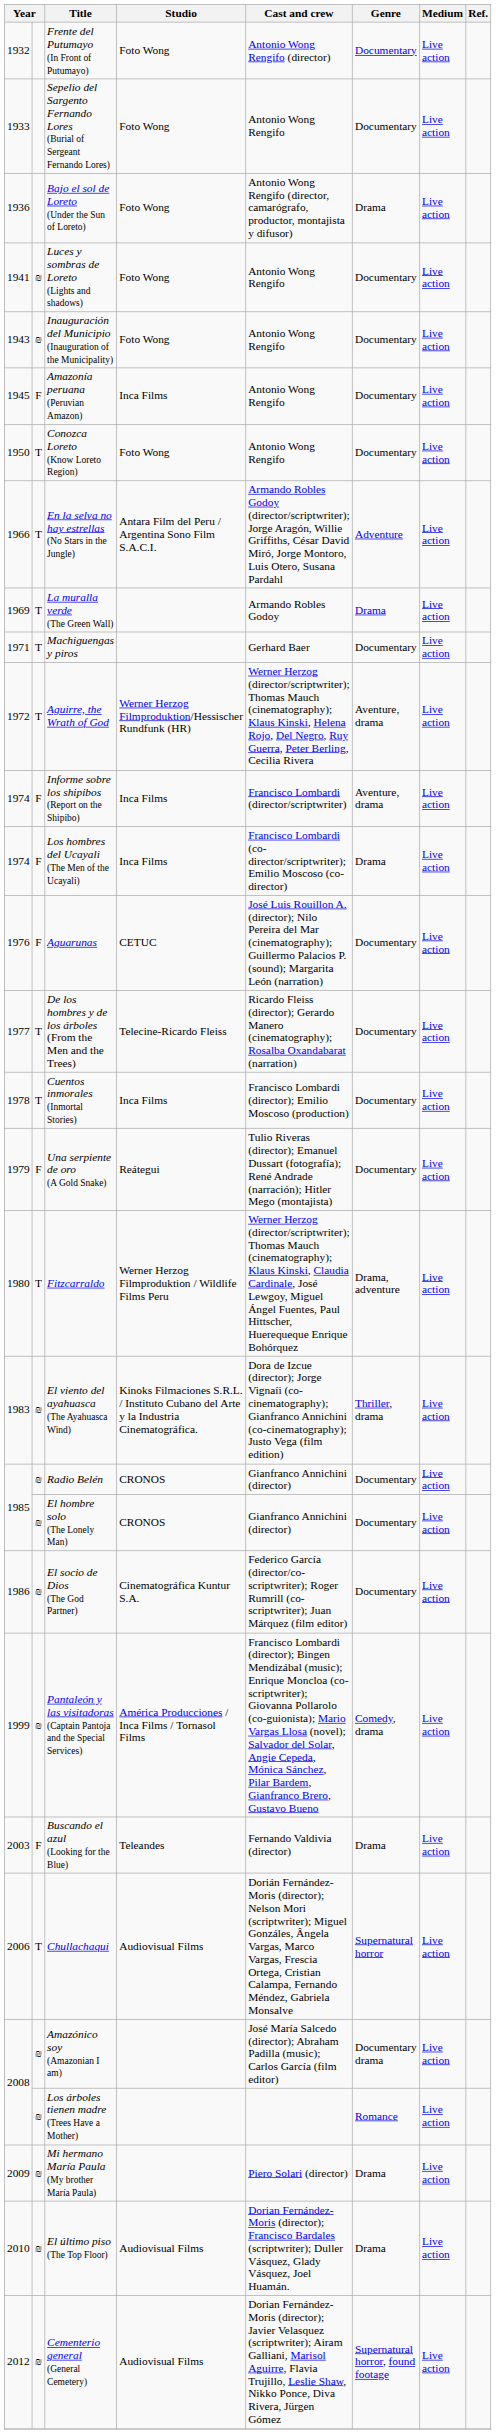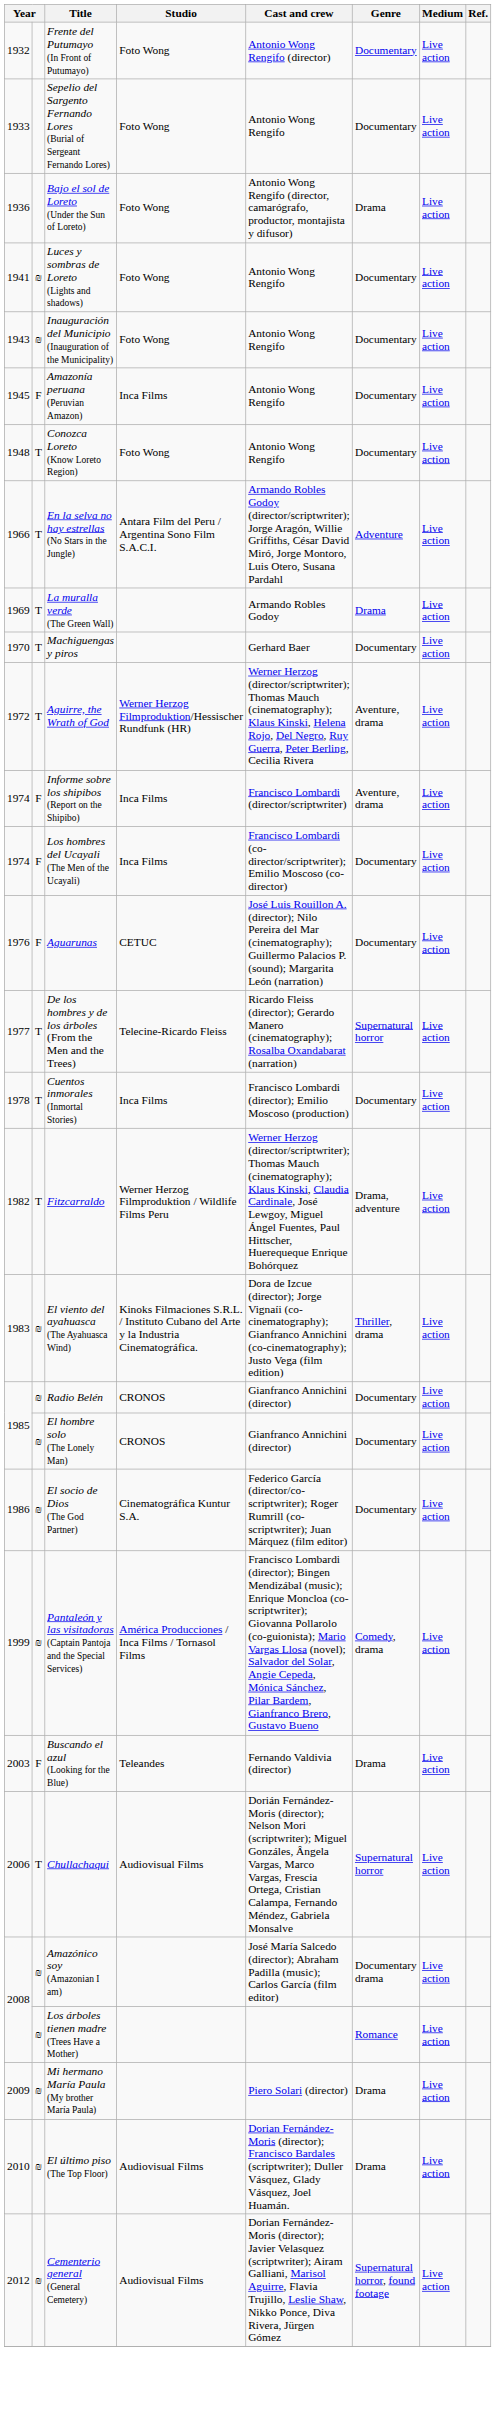(18, 452) 1950 -> (18, 452) 1948
(18, 647) 1971 -> (18, 647) 1970
(370, 861) Drama -> (386, 861) Documentary
(386, 1031) Documentary -> (384, 1031) Supernatural horror
- row: (79, 1169)
(18, 1283) 1980 -> (18, 1201) 1982
